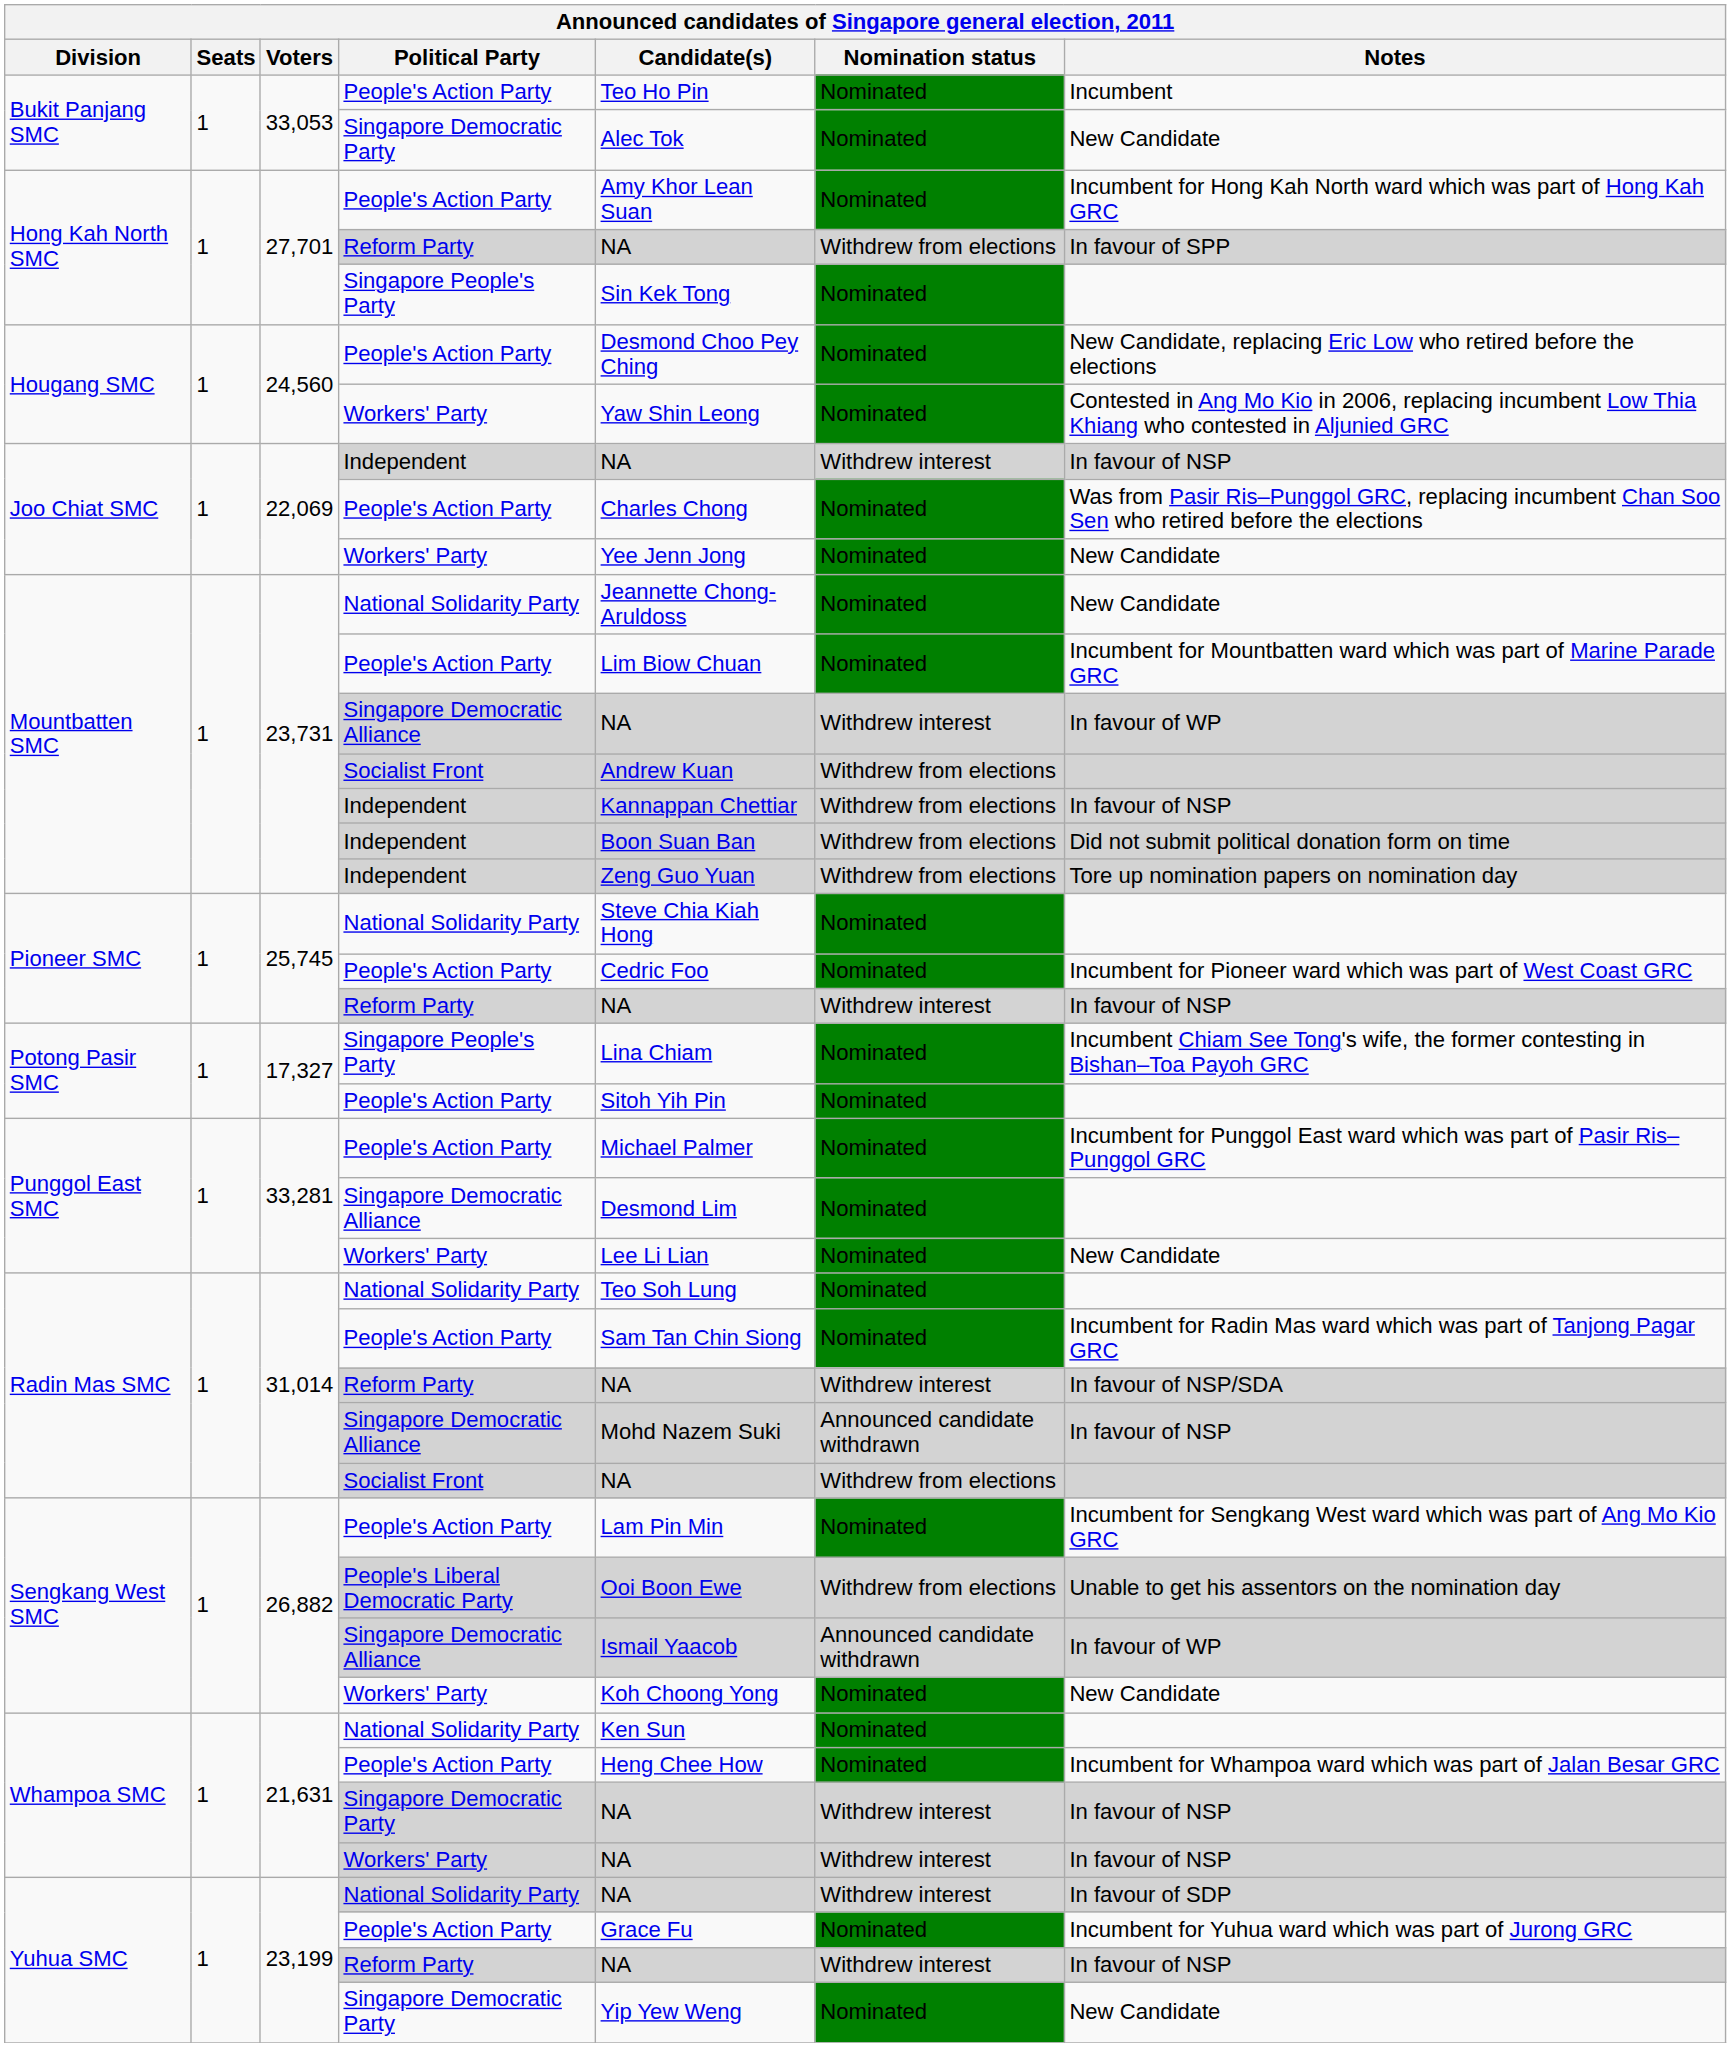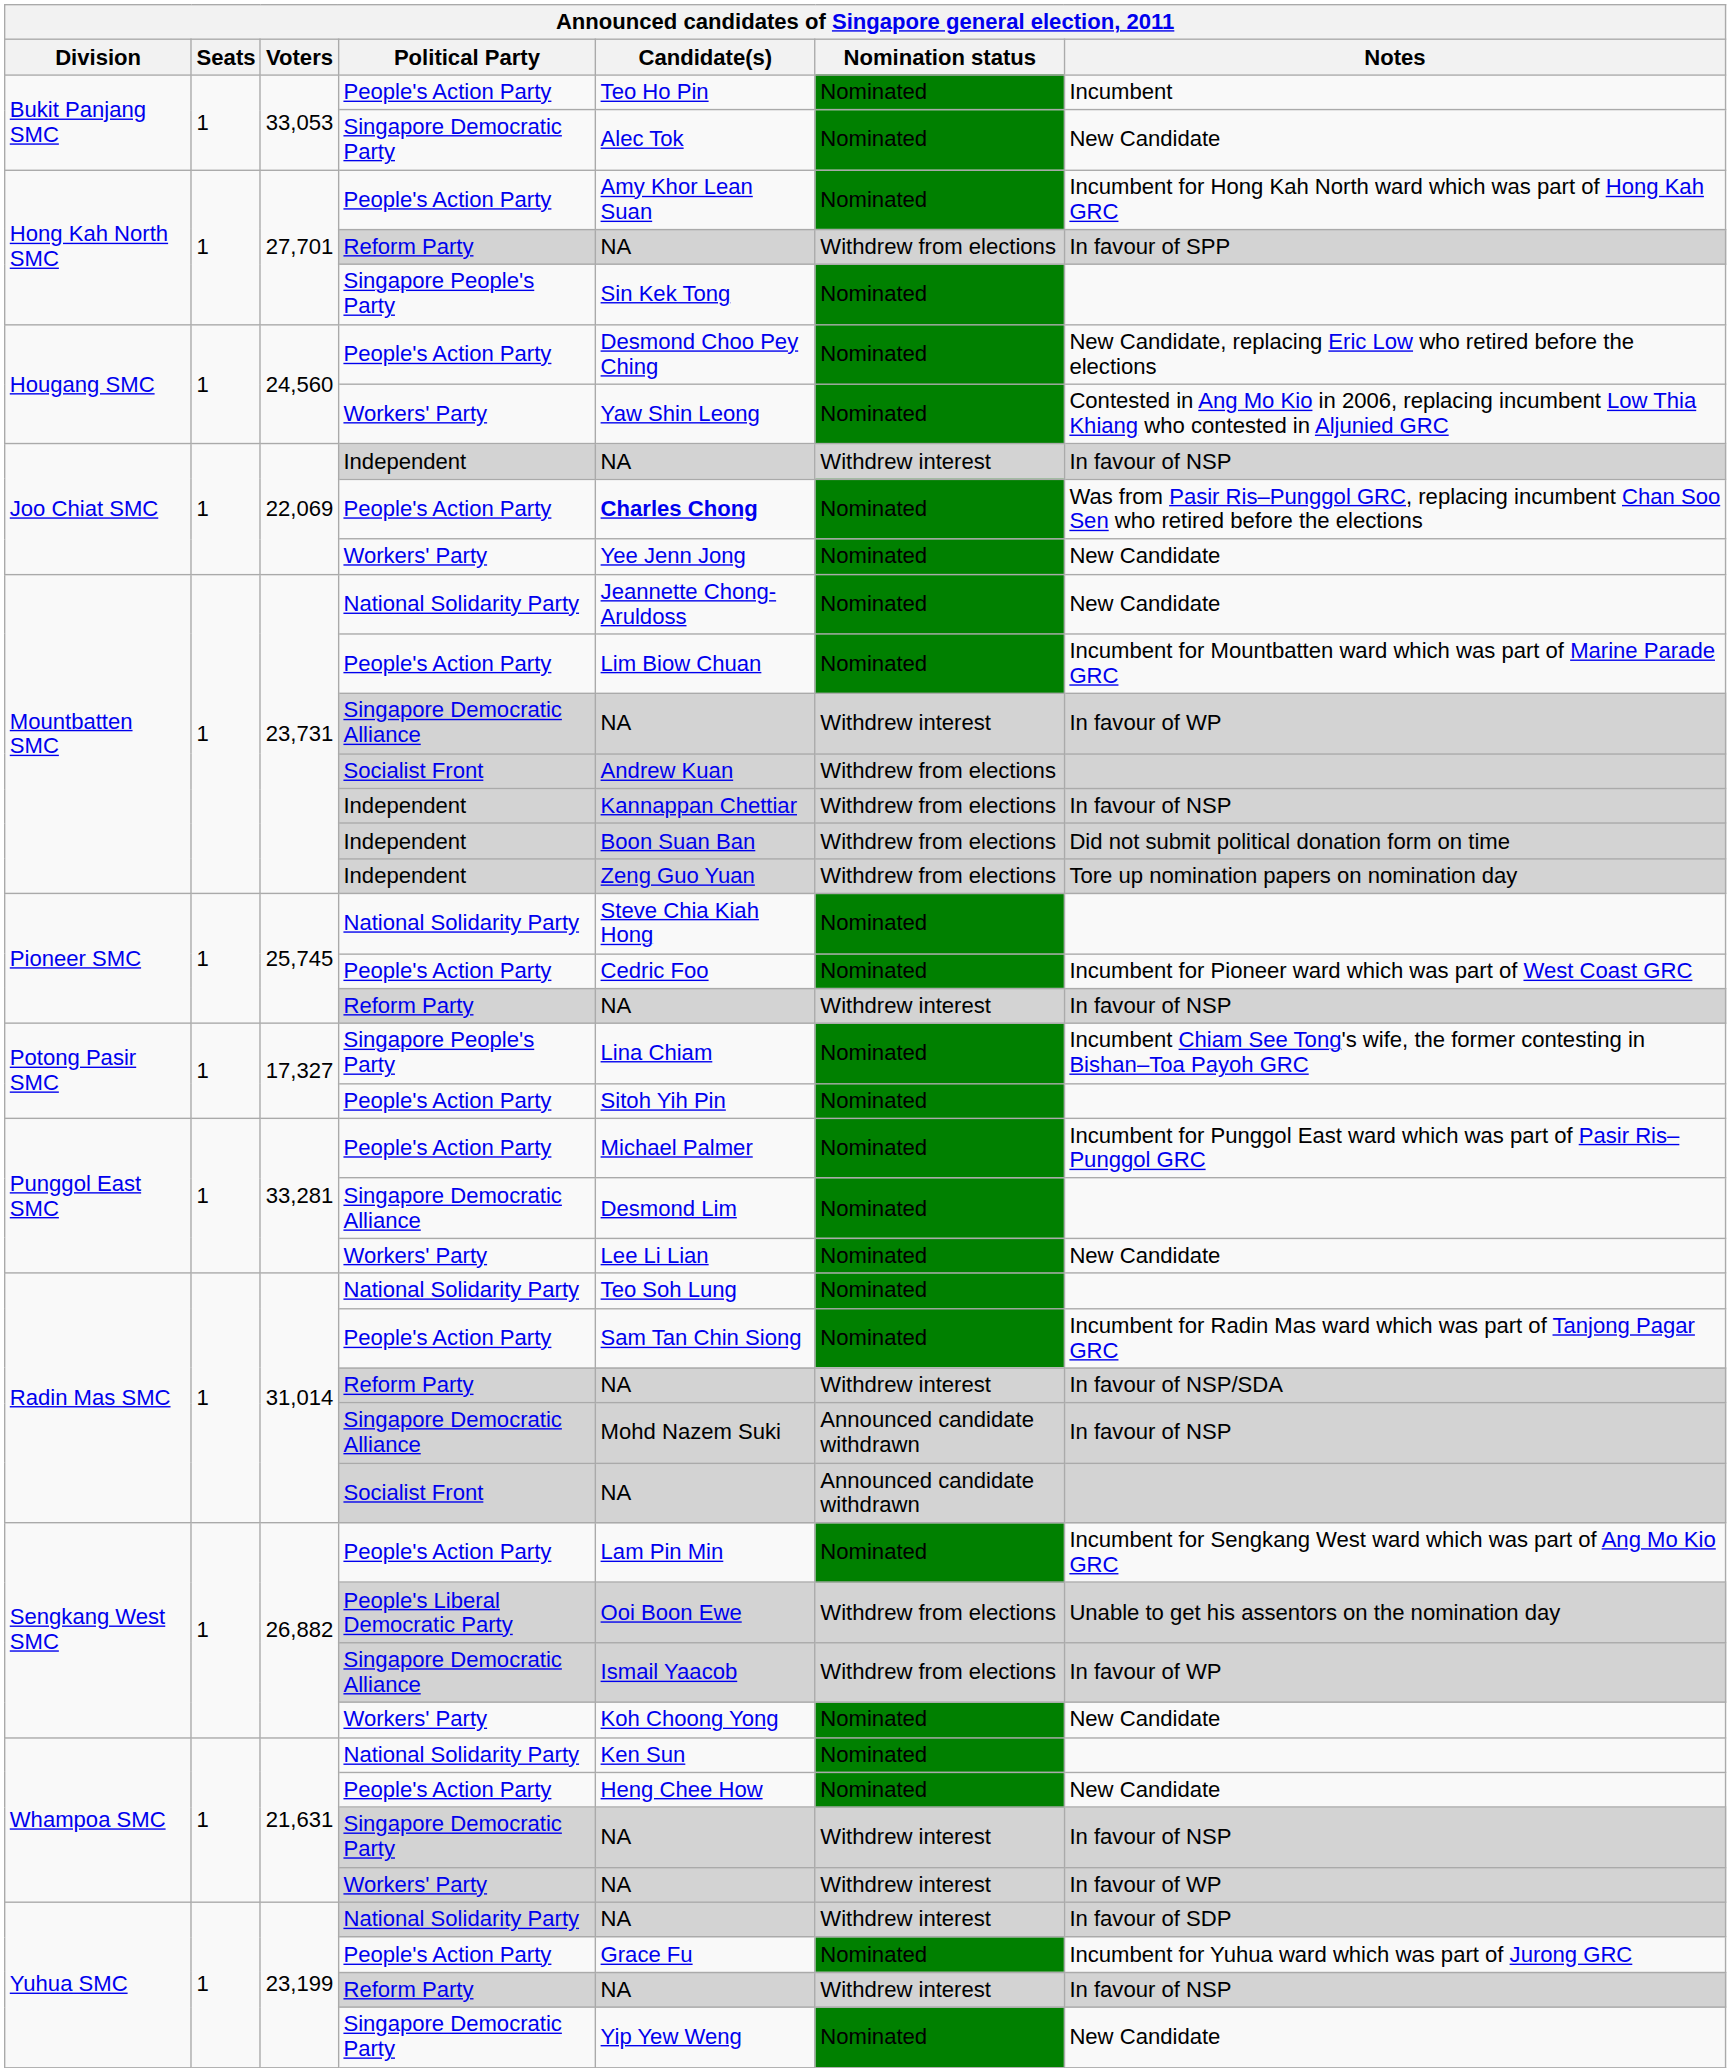(674, 508) normal -> (679, 508) bold
(938, 1480) Withdrew from elections -> (927, 1492) Announced candidate withdrawn
(927, 1647) Announced candidate withdrawn -> (938, 1672) Withdrew from elections
(1395, 1764) Incumbent for Whampoa ward which was part of Jalan Besar GRC -> (1145, 1789) New Candidate
(1150, 1859) In favour of NSP -> (1145, 1884) In favour of WP
